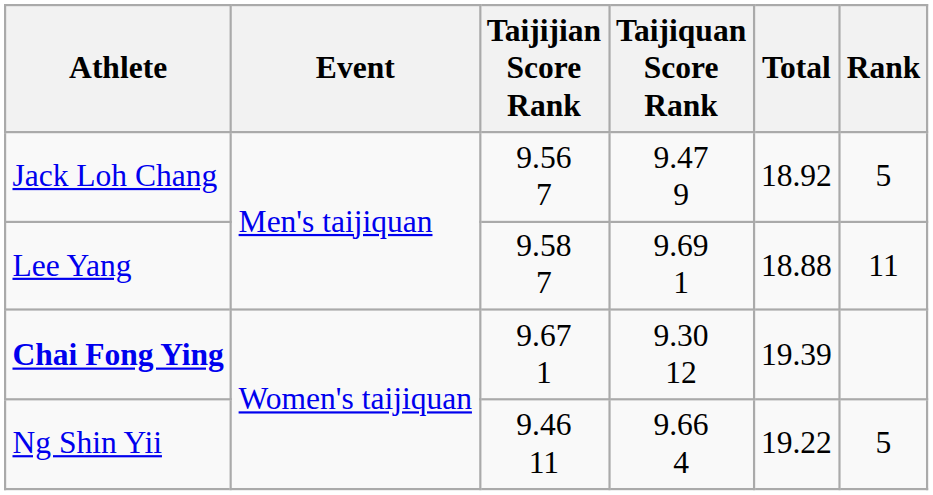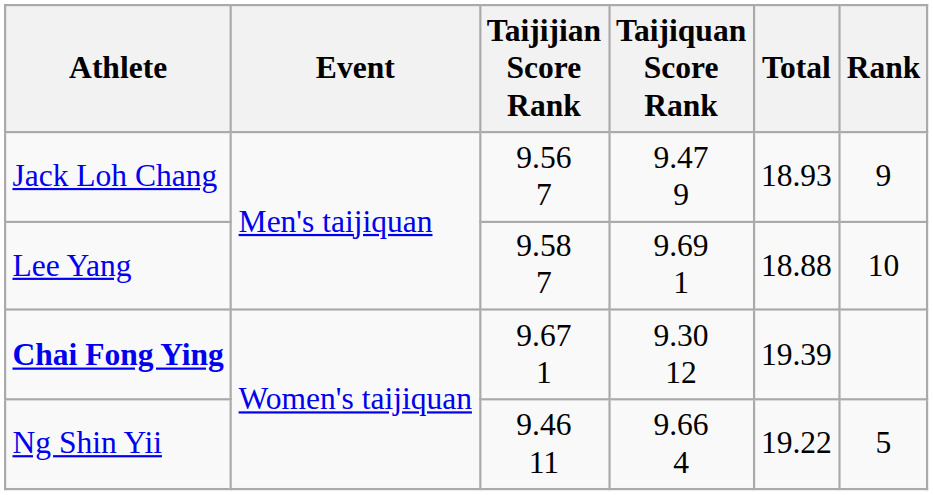(796, 175) 18.92 -> (796, 175) 18.93
(883, 175) 5 -> (883, 175) 9
(883, 265) 11 -> (883, 265) 10
